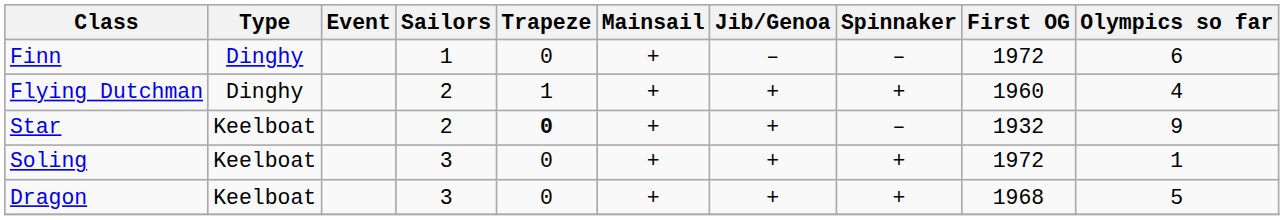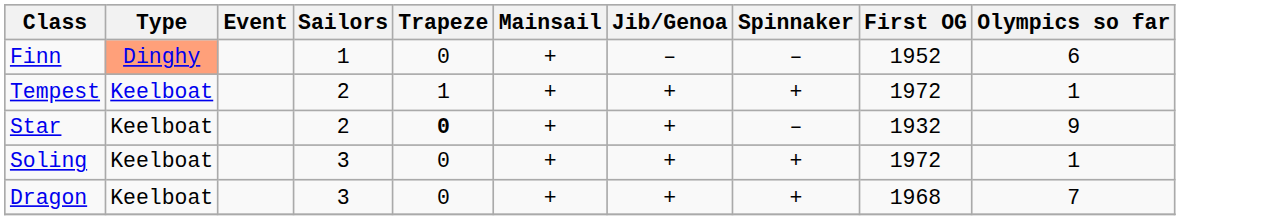(265, 57) no background -> (162, 57) lightsalmon background
(1018, 57) 1972 -> (915, 57) 1952
- row: (106, 92)
+ row: (55, 92)
(1177, 197) 5 -> (1074, 197) 7
